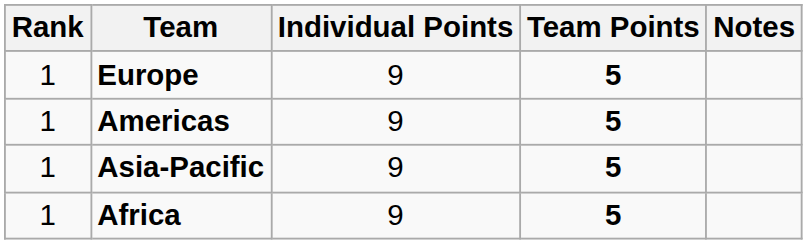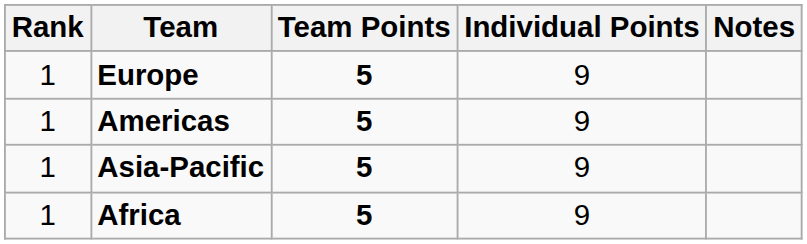columns swapped: (396, 27) <-> (613, 27)
